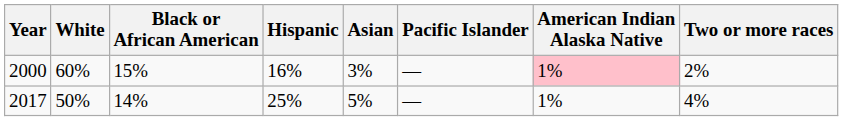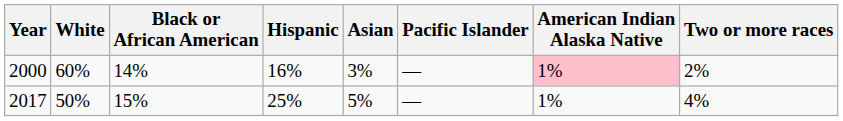(131, 70) 15% -> (131, 70) 14%
(131, 100) 14% -> (131, 100) 15%
